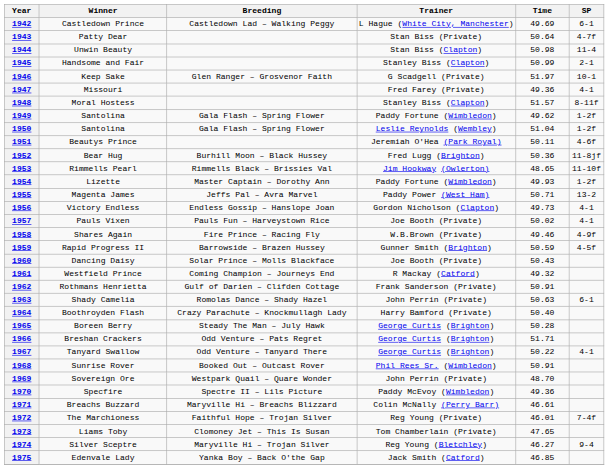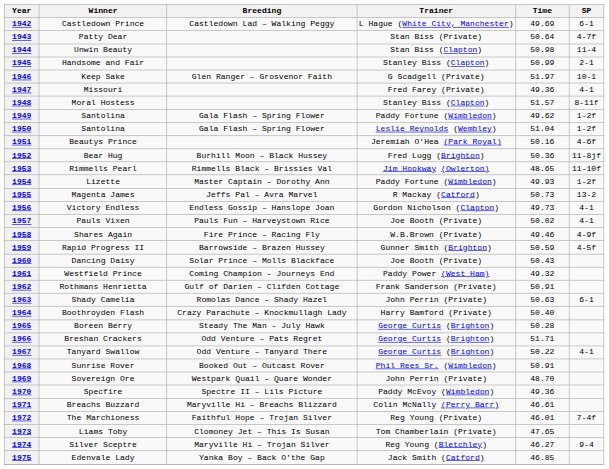(542, 142) 50.11 -> (542, 142) 50.16
(436, 195) Paddy Power (West Ham) -> (436, 195) R Mackay (Catford)
(542, 195) 50.71 -> (542, 195) 50.73
(436, 274) R Mackay (Catford) -> (436, 274) Paddy Power (West Ham)
